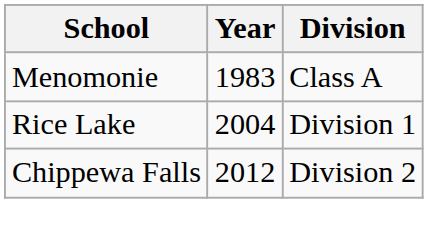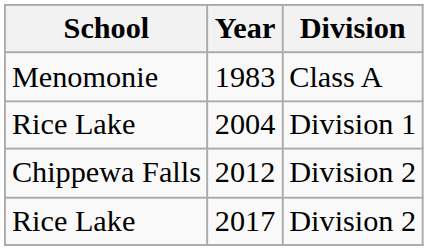+ row: (245, 220)
